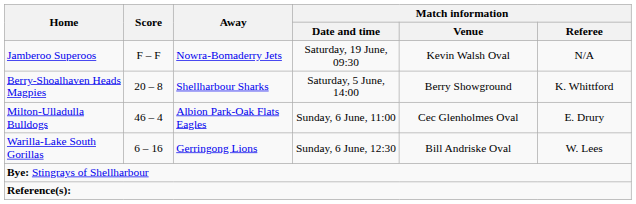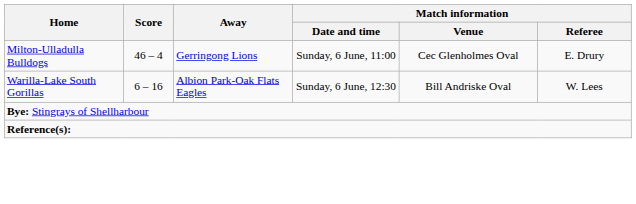- row: (52, 55)
- row: (64, 86)
(228, 117) Albion Park-Oak Flats Eagles -> (217, 55) Gerringong Lions
(217, 148) Gerringong Lions -> (228, 86) Albion Park-Oak Flats Eagles
